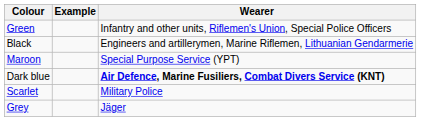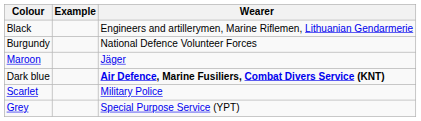- row: (21, 28)
+ row: (28, 44)
(170, 60) Special Purpose Service (YPT) -> (113, 60) Jäger
(113, 108) Jäger -> (170, 108) Special Purpose Service (YPT)
